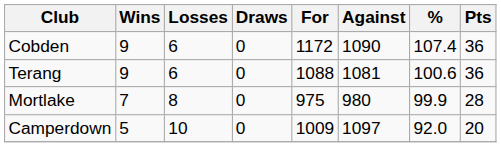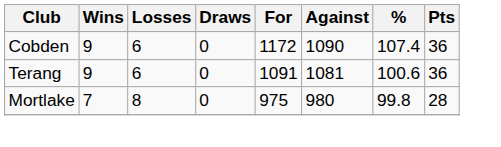(315, 73) 1088 -> (278, 73) 1091
(430, 100) 99.9 -> (394, 100) 99.8
- row: (60, 127)
